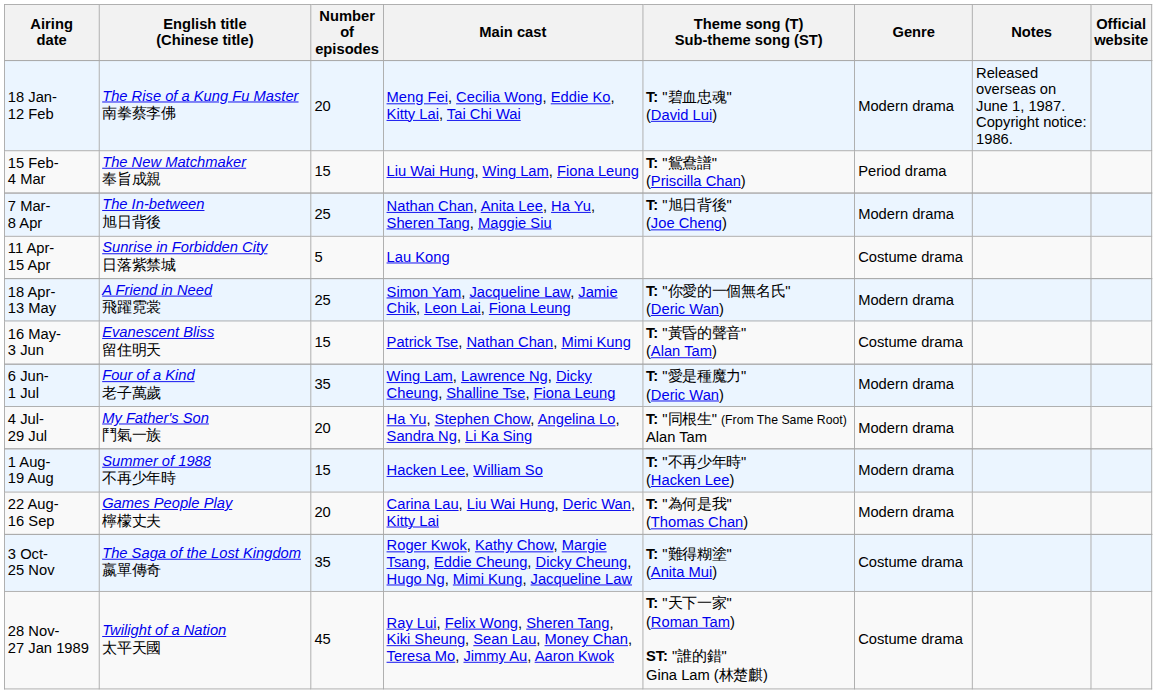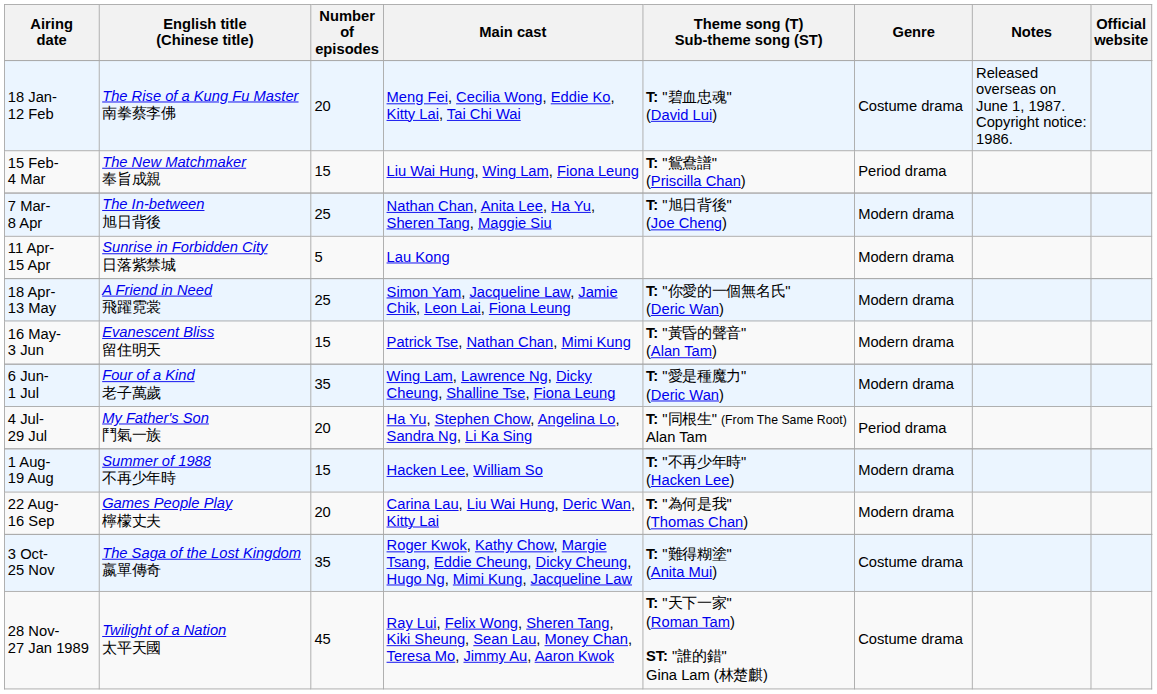(906, 105) Modern drama -> (911, 105) Costume drama
(911, 257) Costume drama -> (906, 257) Modern drama
(911, 342) Costume drama -> (906, 342) Modern drama
(906, 427) Modern drama -> (902, 427) Period drama
